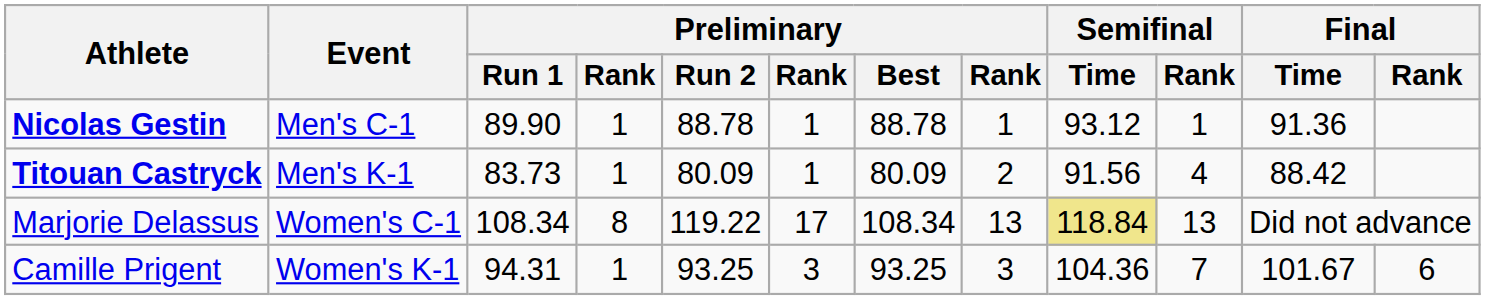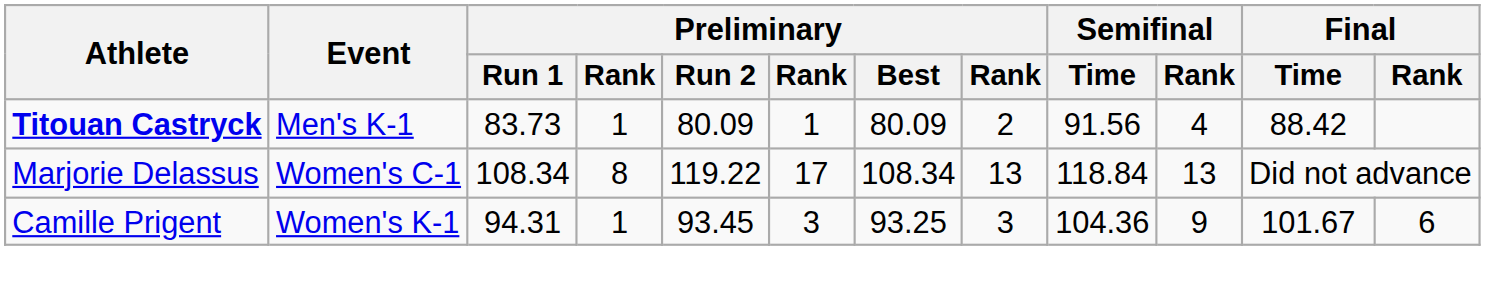- row: (119, 124)
(1102, 222) khaki background -> (1102, 173) no background
(715, 270) 93.25 -> (715, 222) 93.45
(1199, 270) 7 -> (1199, 222) 9
